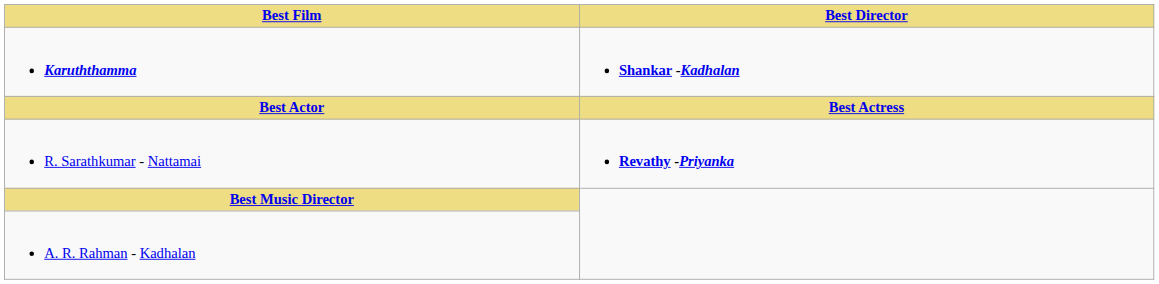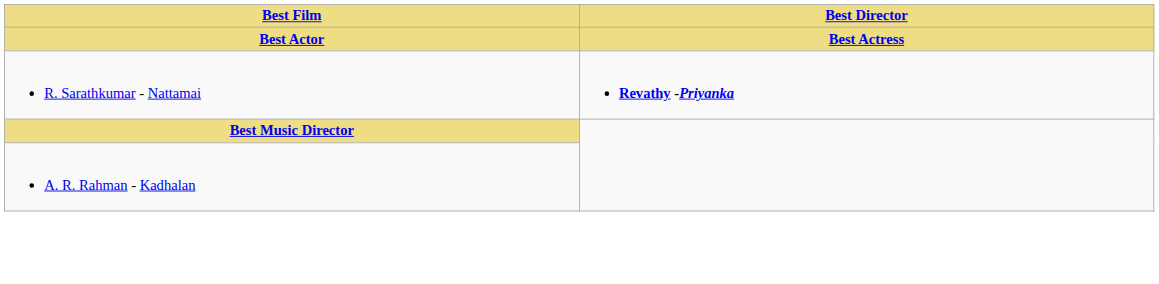- row: (292, 70)
